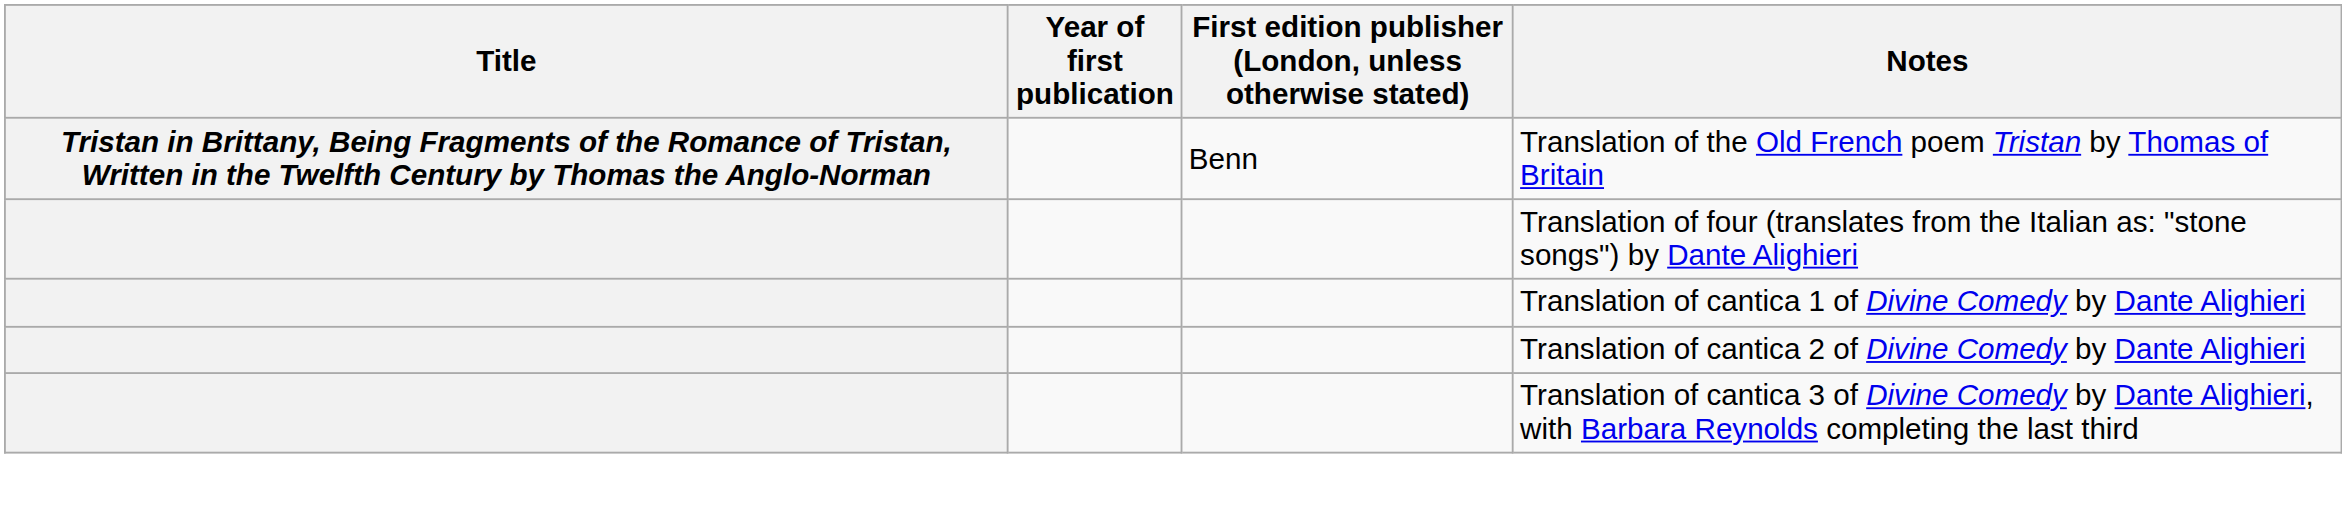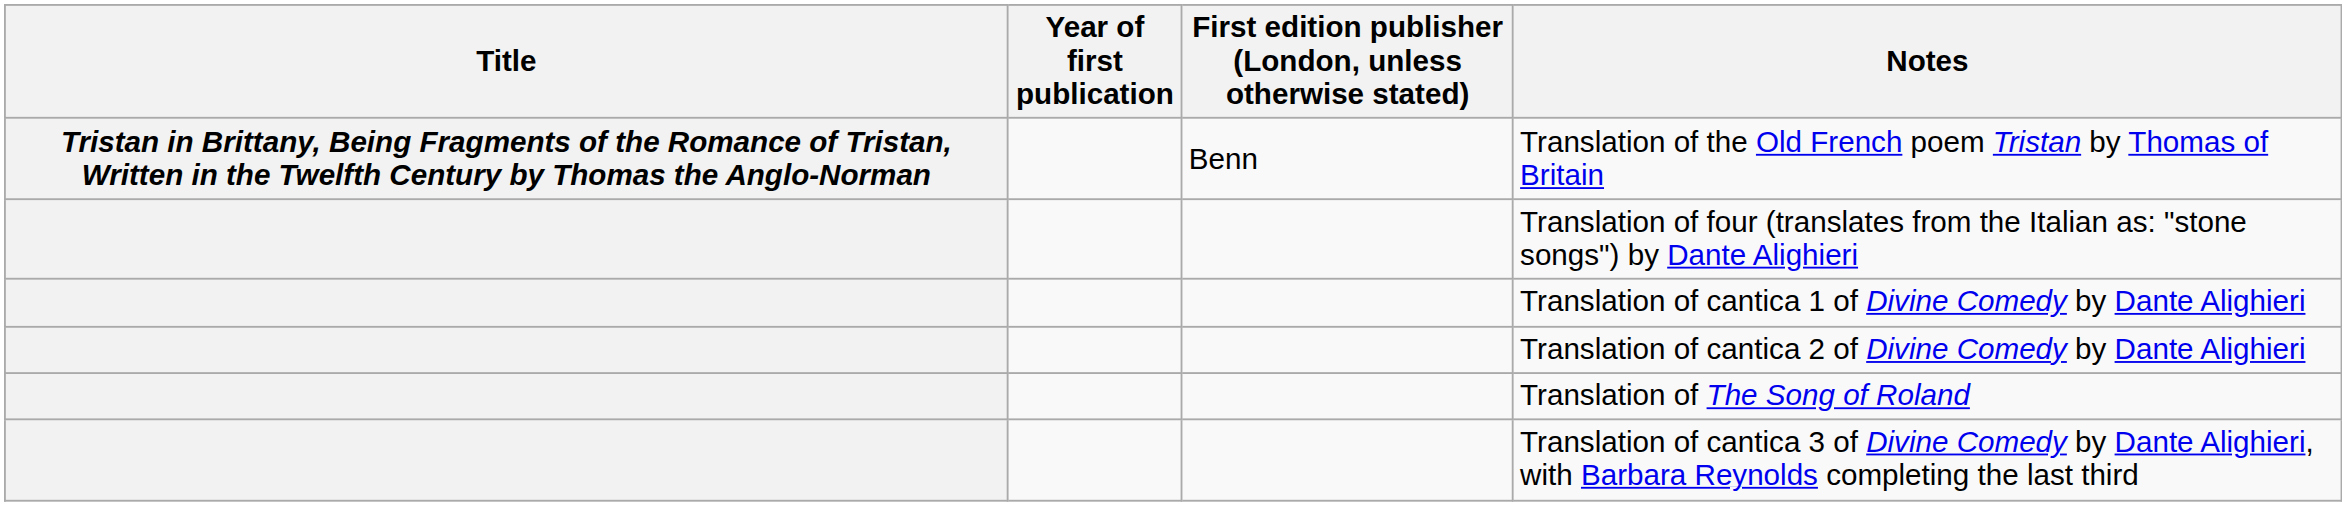+ row: (1745, 395)
